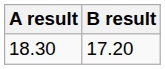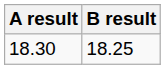(110, 49) 17.20 -> (110, 49) 18.25
